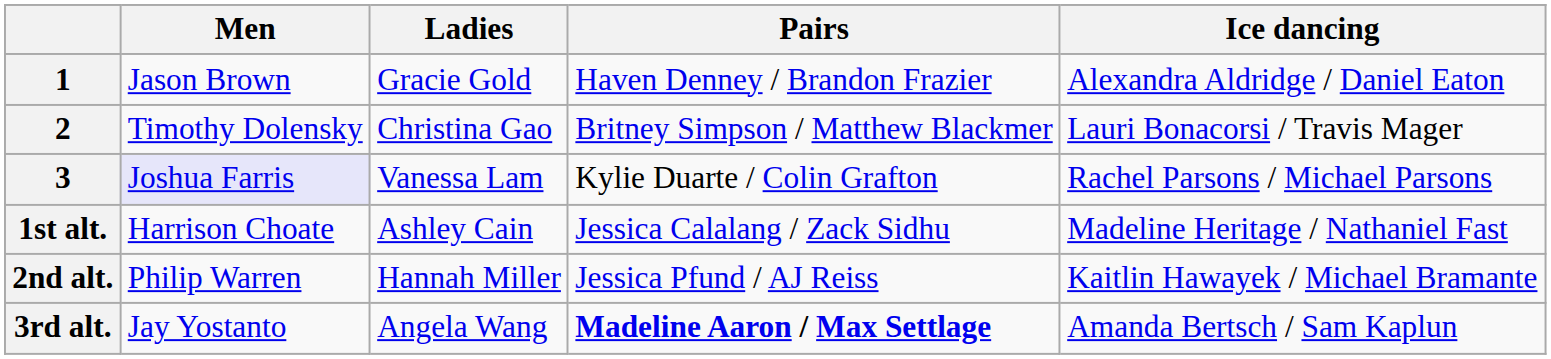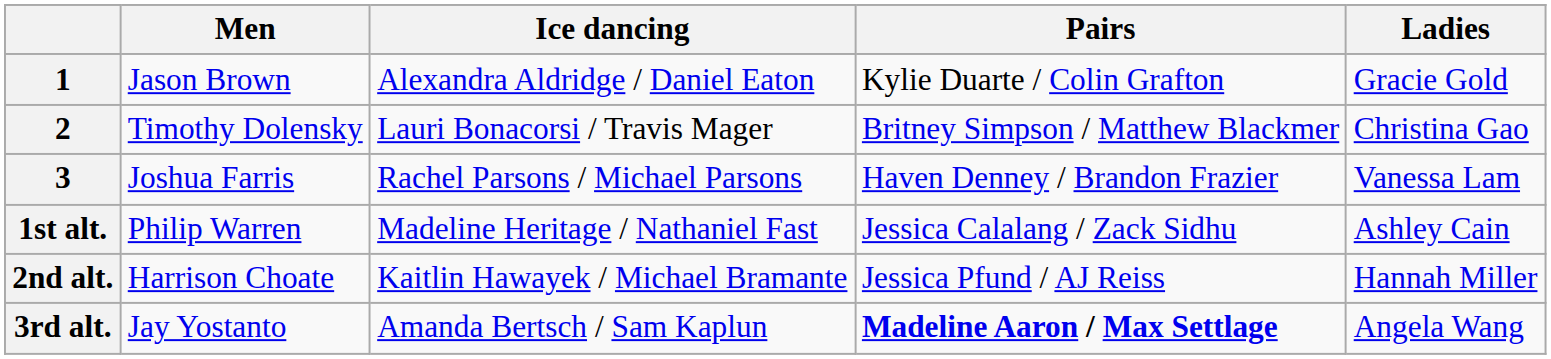columns swapped: (469, 29) <-> (1302, 29)
(783, 79) Haven Denney / Brandon Frazier -> (1043, 79) Kylie Duarte / Colin Grafton
(211, 178) lavender background -> (211, 178) no background
(757, 178) Kylie Duarte / Colin Grafton -> (1070, 178) Haven Denney / Brandon Frazier
(231, 228) Harrison Choate -> (215, 228) Philip Warren
(215, 278) Philip Warren -> (231, 278) Harrison Choate
